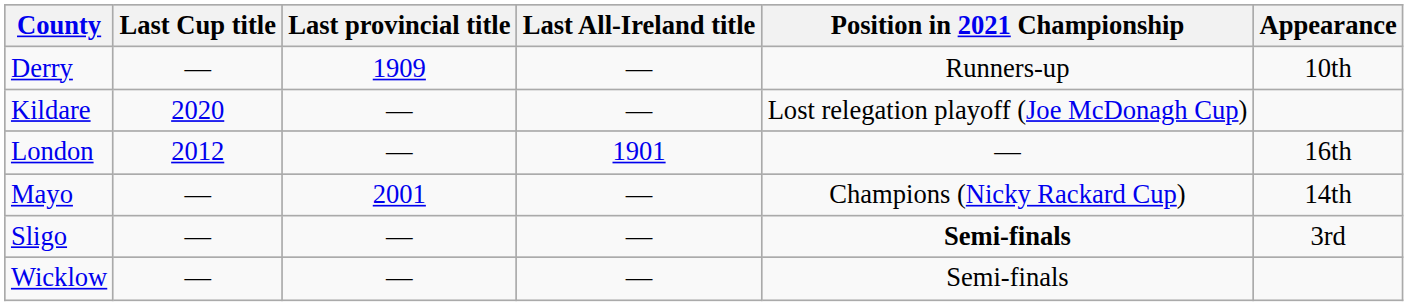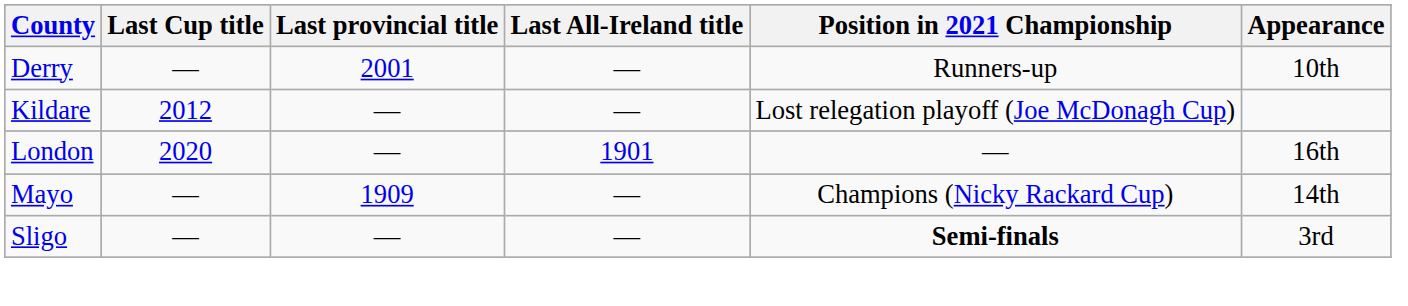(399, 67) 1909 -> (387, 67) 2001
(198, 109) 2020 -> (186, 109) 2012
(198, 151) 2012 -> (186, 151) 2020
(399, 194) 2001 -> (387, 194) 1909
- row: (59, 278)
